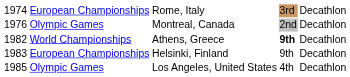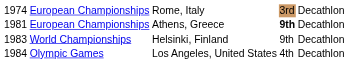- row: (193, 25)
(16, 39) 1982 -> (16, 25) 1981
(80, 39) World Championships -> (90, 25) European Championships
(90, 53) European Championships -> (80, 39) World Championships
(16, 68) 1985 -> (16, 53) 1984
